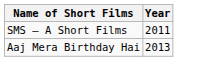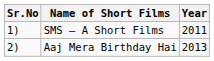+ column: (23, 13)
